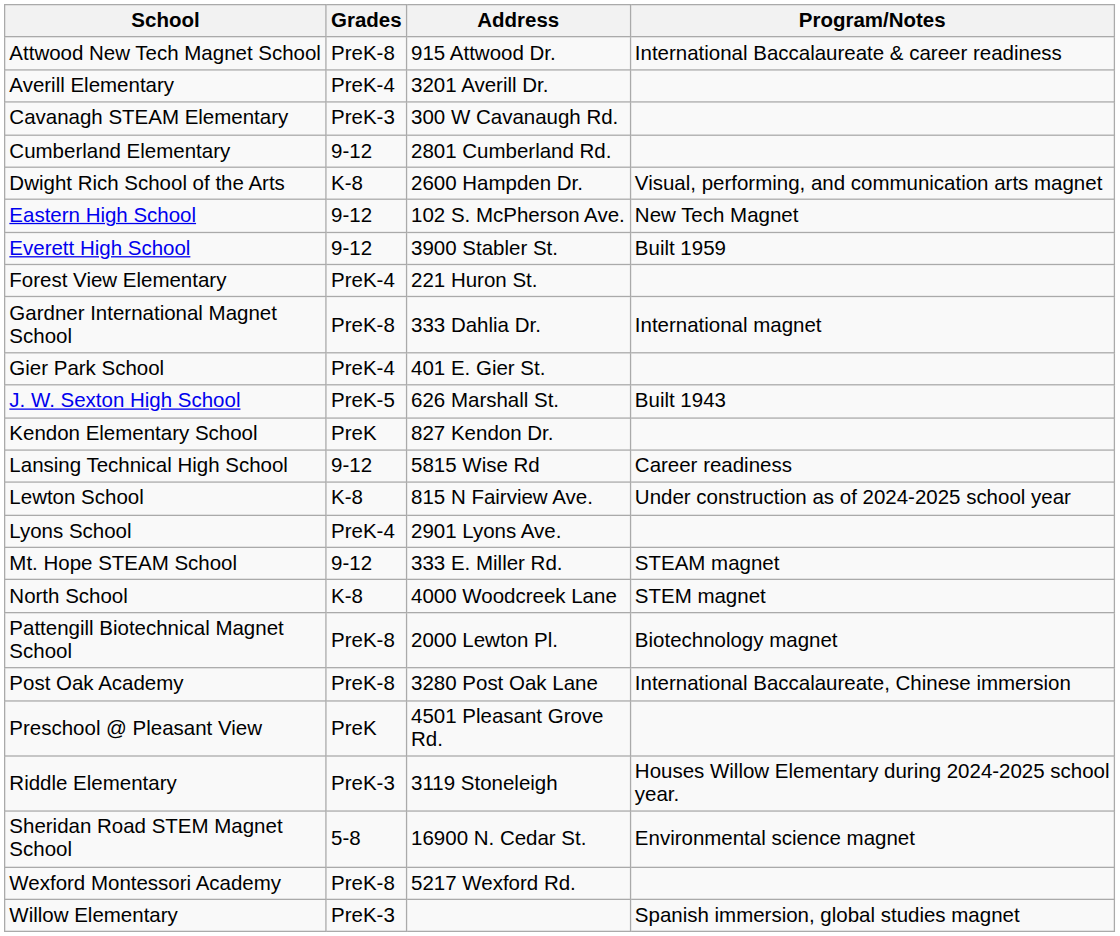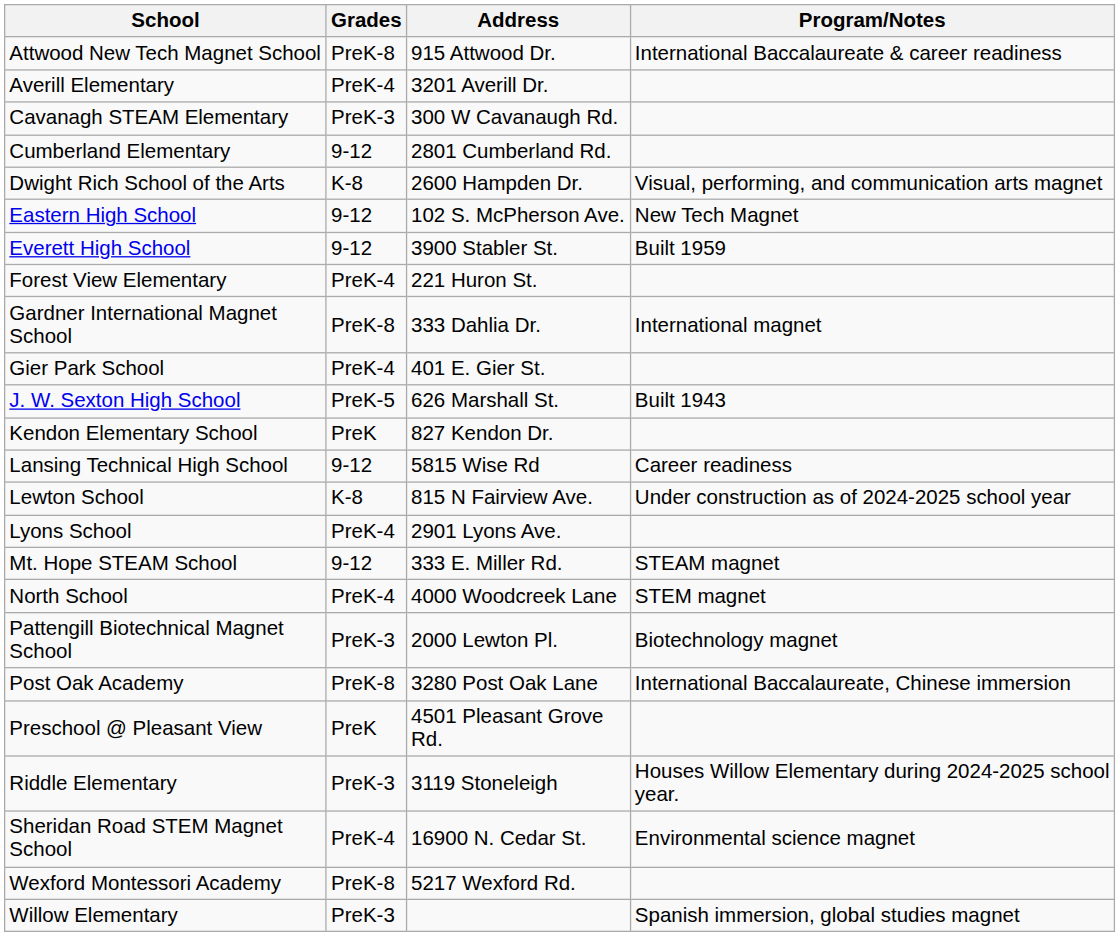(347, 595) K-8 -> (363, 595) PreK-4
(363, 639) PreK-8 -> (363, 639) PreK-3
(346, 838) 5-8 -> (363, 838) PreK-4
